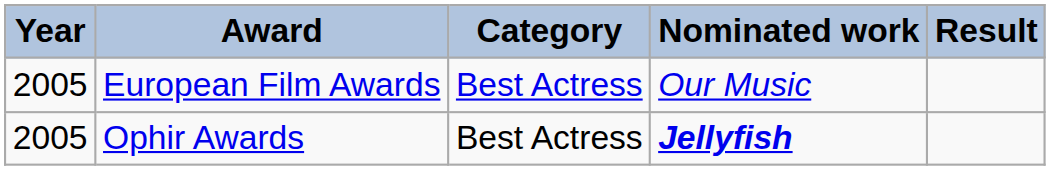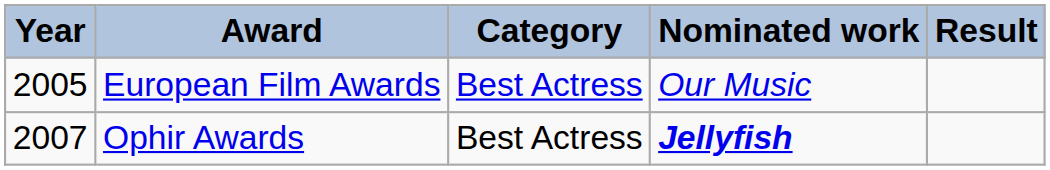(50, 137) 2005 -> (50, 137) 2007
